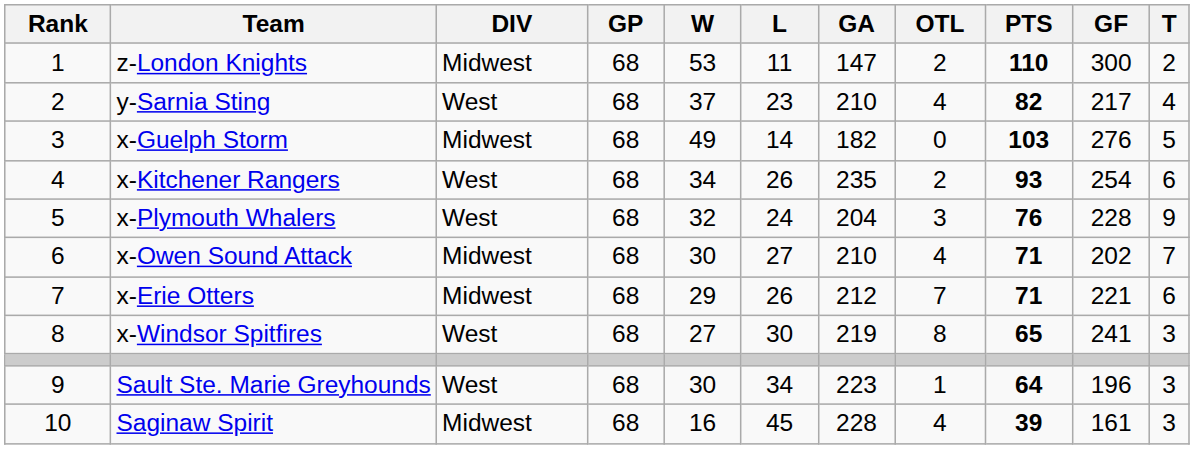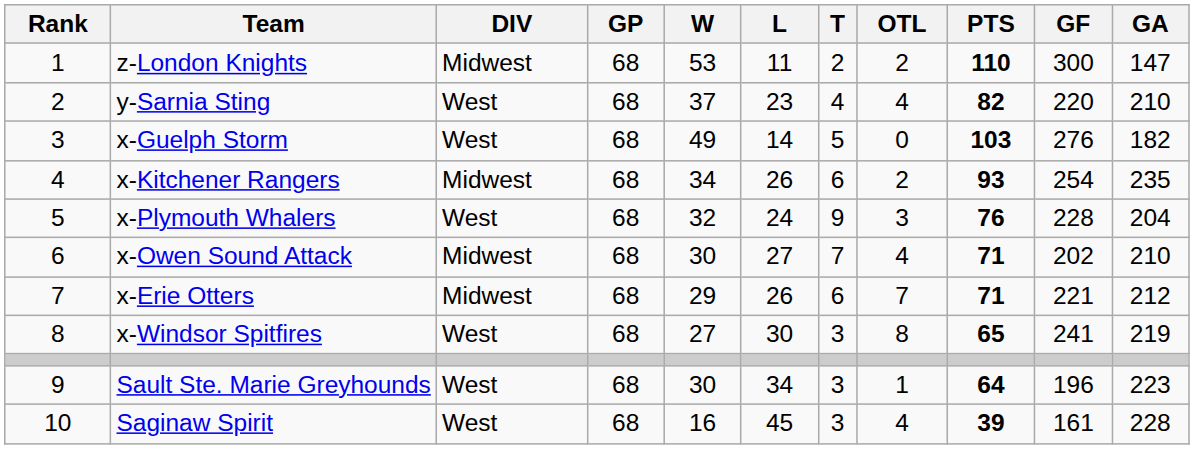columns swapped: (1169, 23) <-> (856, 23)
(1111, 101) 217 -> (1073, 101) 220
(487, 140) Midwest -> (470, 140) West
(470, 179) West -> (487, 179) Midwest
(487, 423) Midwest -> (470, 423) West
